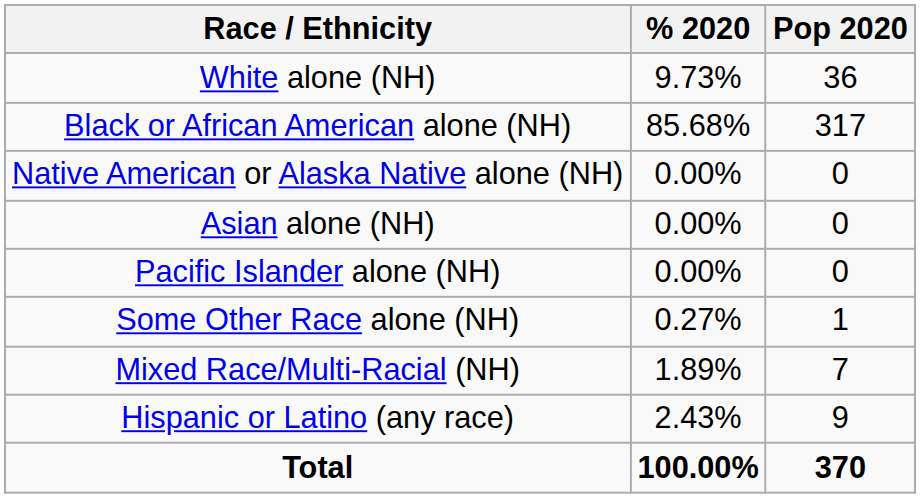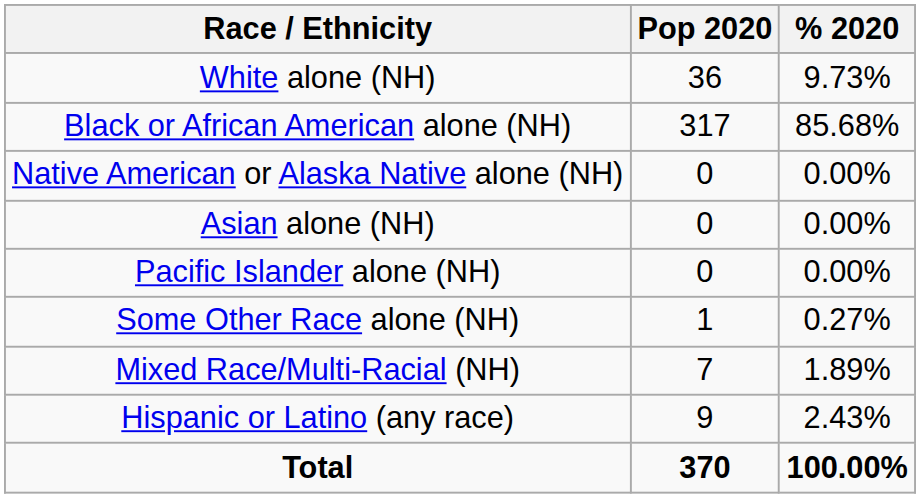columns swapped: (840, 28) <-> (698, 28)
